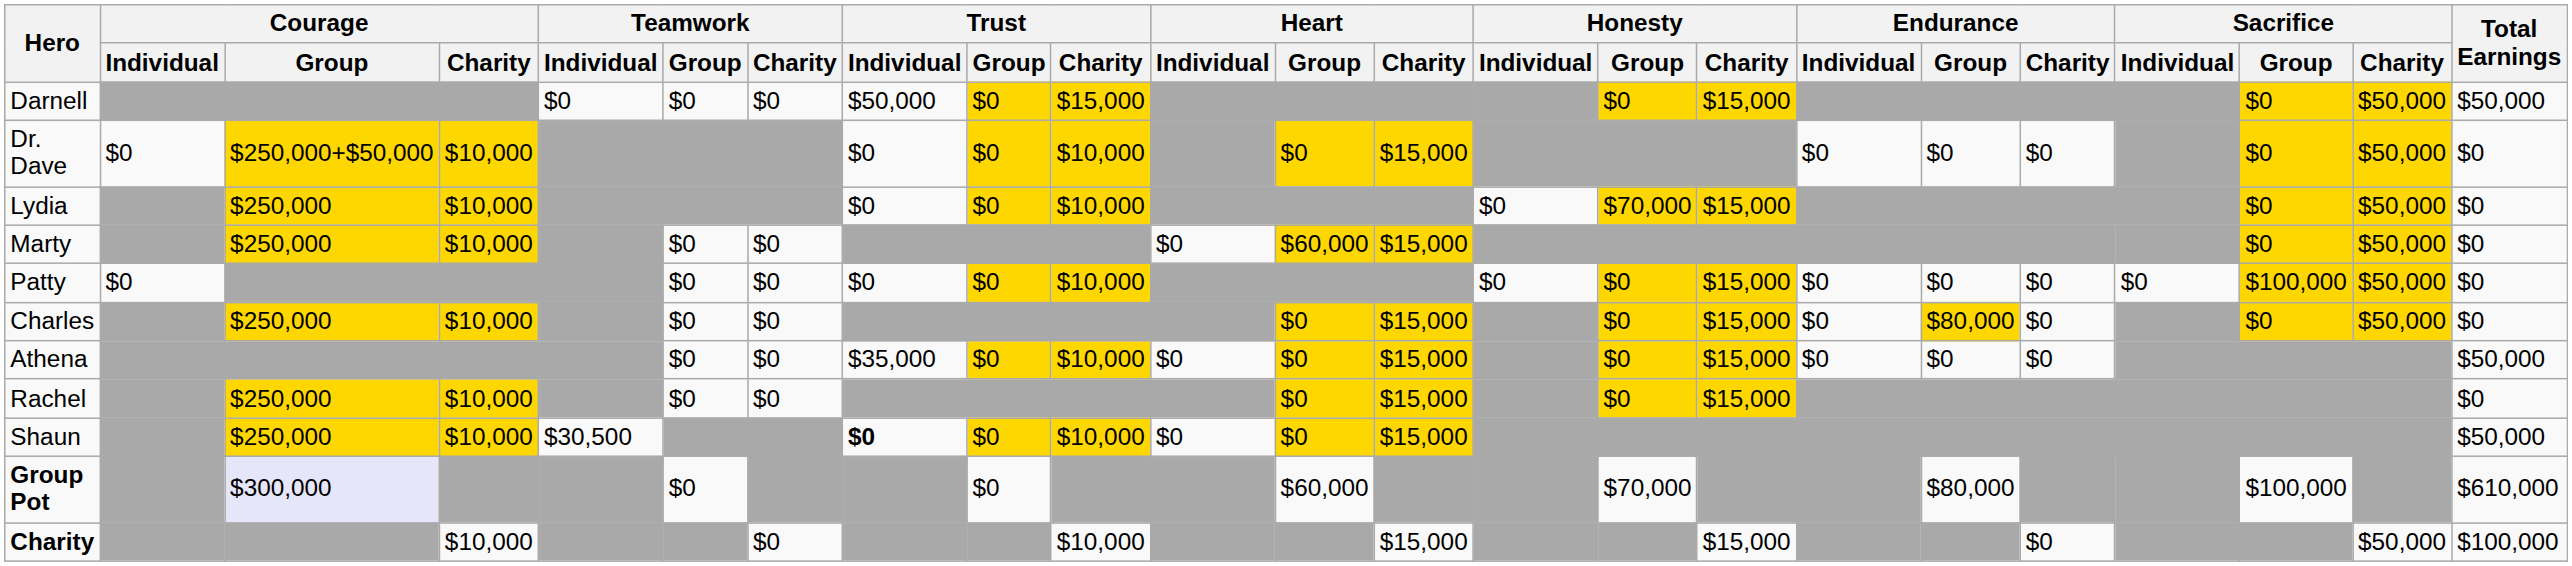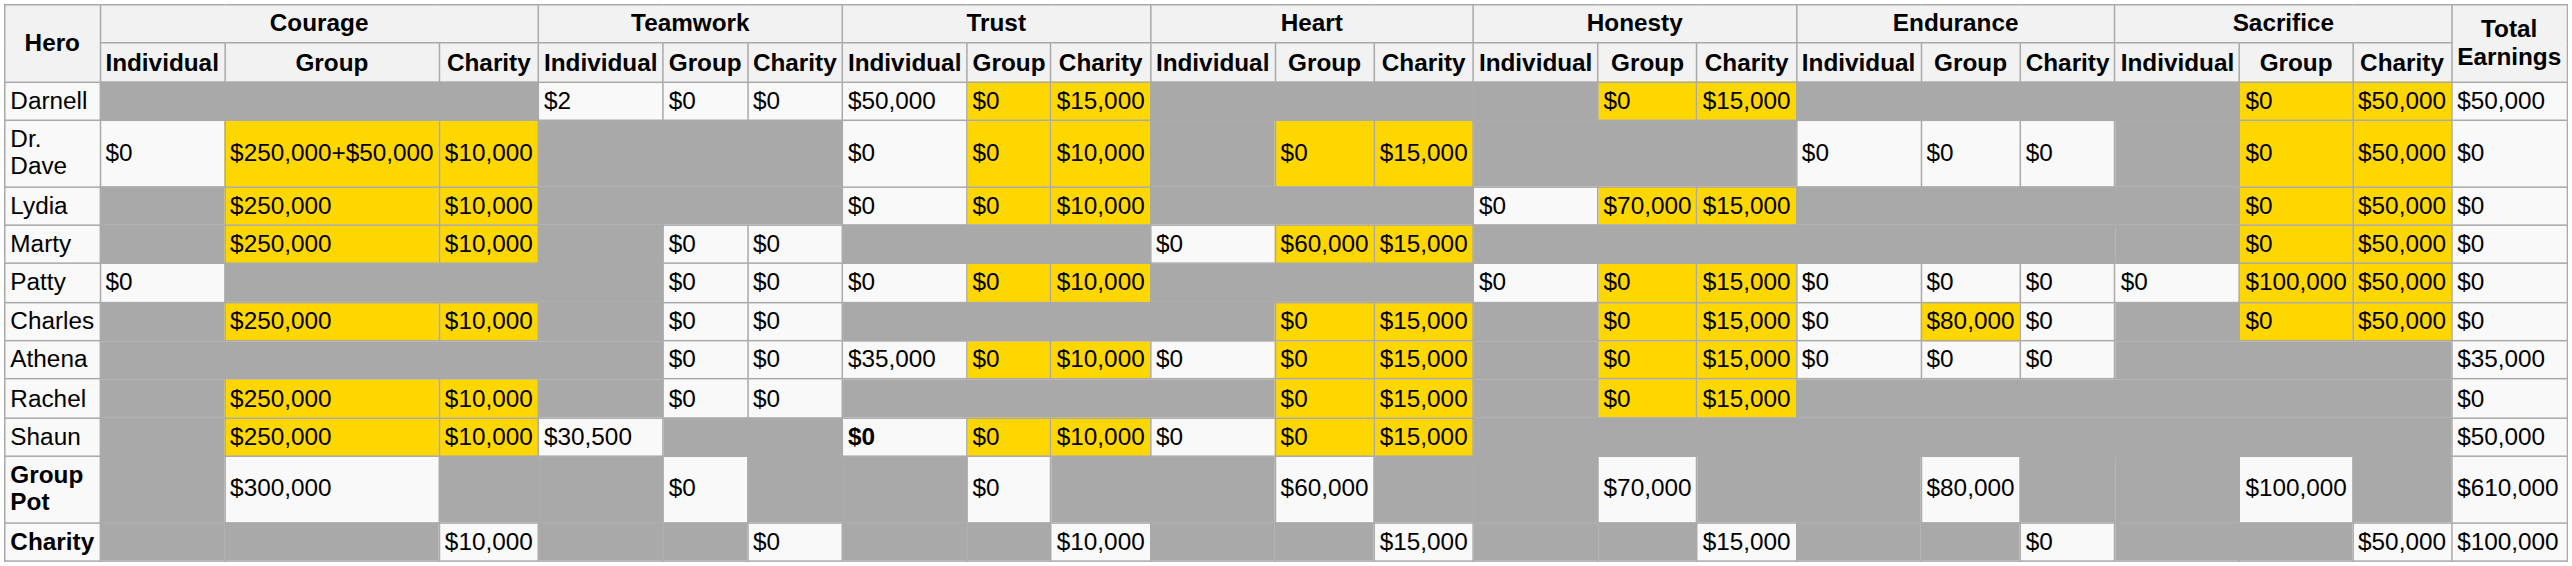(558, 100) $0 -> (558, 100) $2
(2501, 359) $50,000 -> (2501, 359) $35,000
(281, 489) lavender background -> (281, 489) no background
